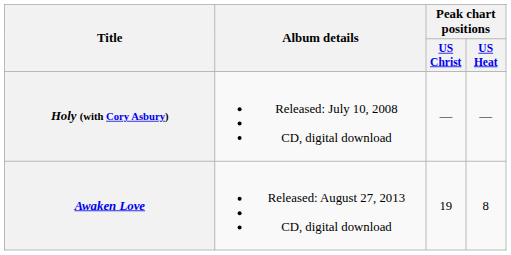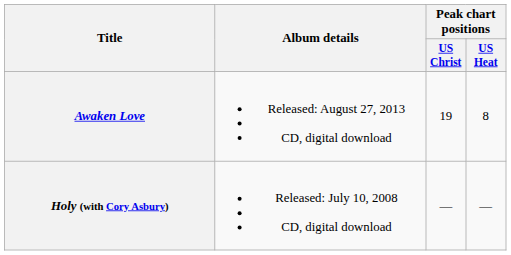rows swapped: (110, 116) <-> (110, 205)
